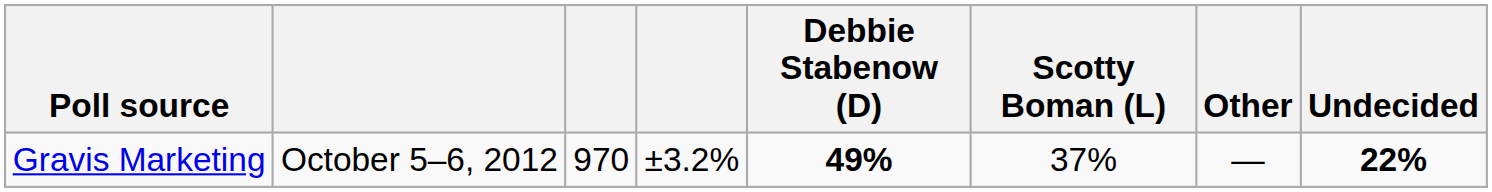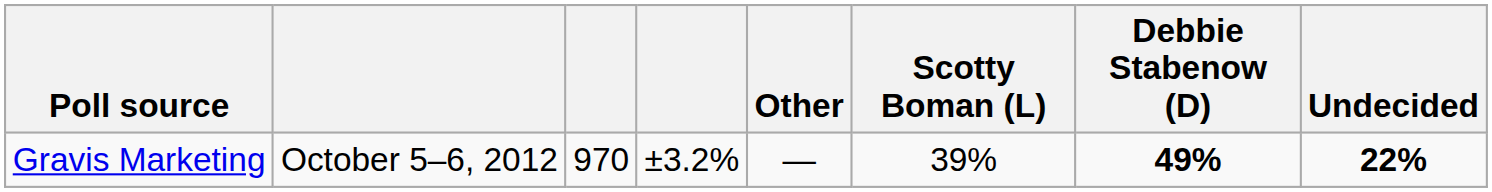columns swapped: (859, 68) <-> (1248, 106)
(1083, 159) 37% -> (964, 159) 39%
